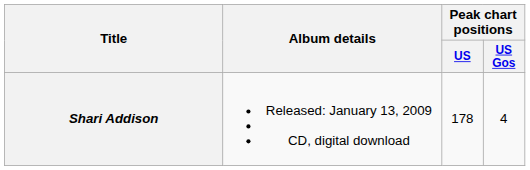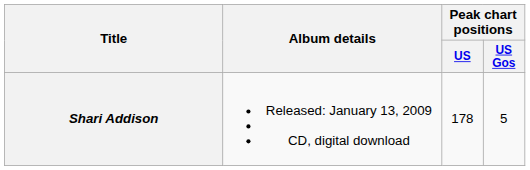(504, 118) 4 -> (504, 118) 5
